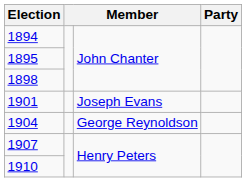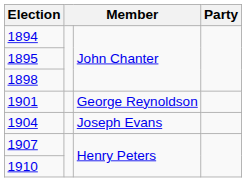(120, 101) Joseph Evans -> (137, 101) George Reynoldson
(137, 123) George Reynoldson -> (120, 123) Joseph Evans
